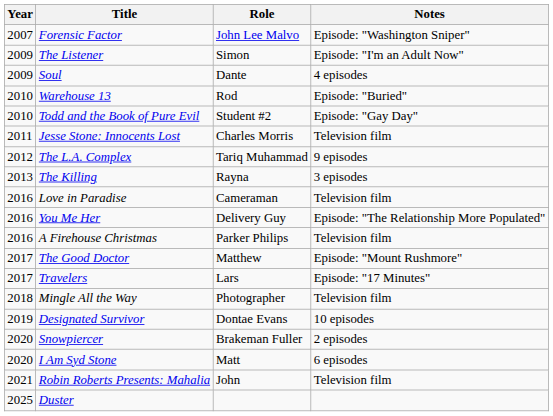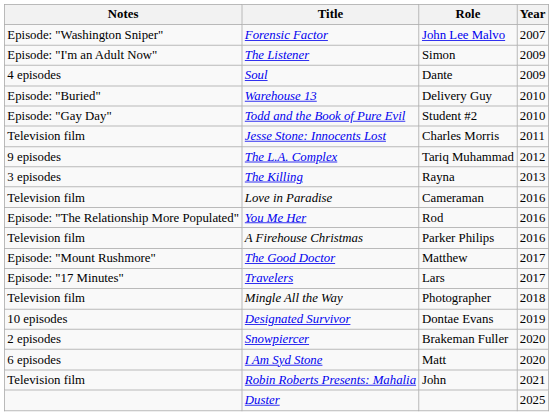columns swapped: (20, 14) <-> (430, 14)
(227, 95) Rod -> (457, 95) Delivery Guy
(251, 217) Delivery Guy -> (433, 217) Rod
